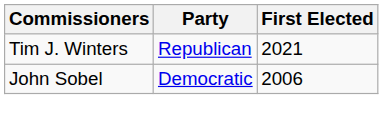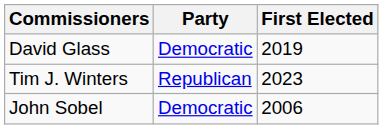+ row: (59, 49)
(282, 49) 2021 -> (282, 78) 2023
